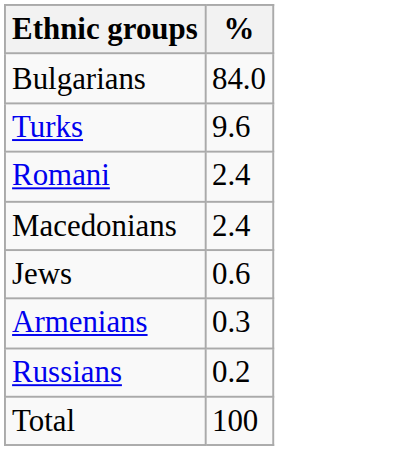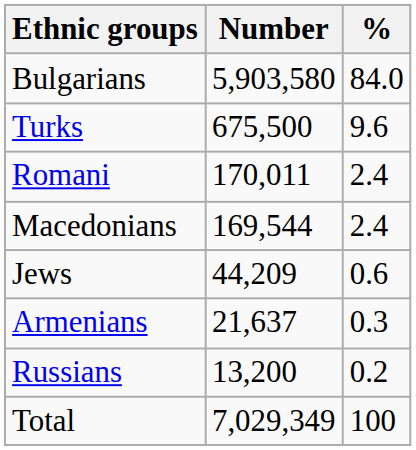+ column: (274, 28)
